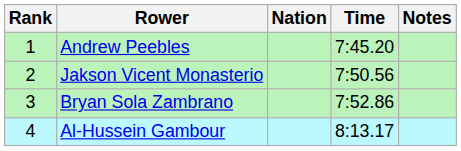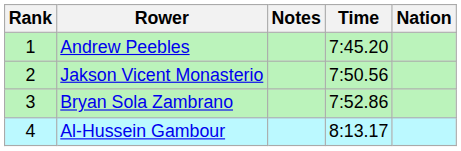columns swapped: (299, 18) <-> (427, 18)
